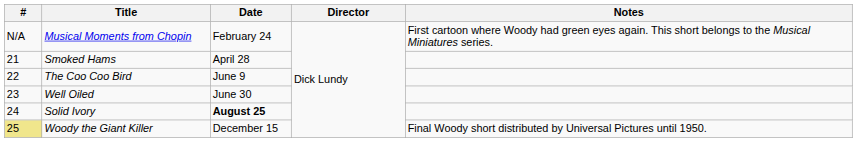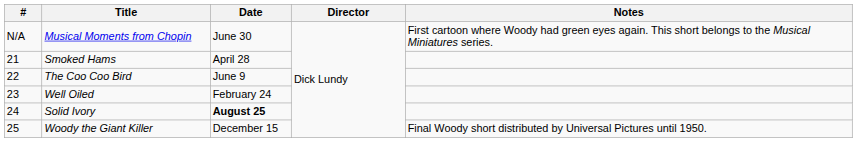(242, 36) February 24 -> (232, 36) June 30
(232, 94) June 30 -> (242, 94) February 24
(13, 128) khaki background -> (13, 128) no background
